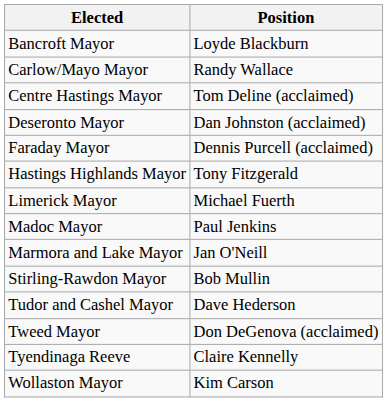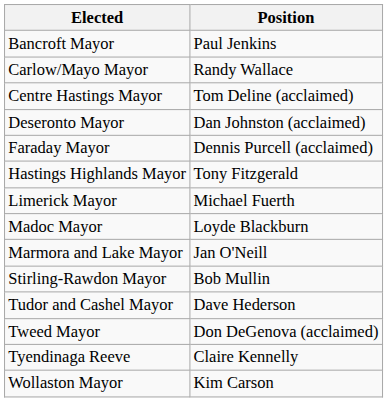(251, 43) Loyde Blackburn -> (235, 43) Paul Jenkins
(235, 226) Paul Jenkins -> (251, 226) Loyde Blackburn
